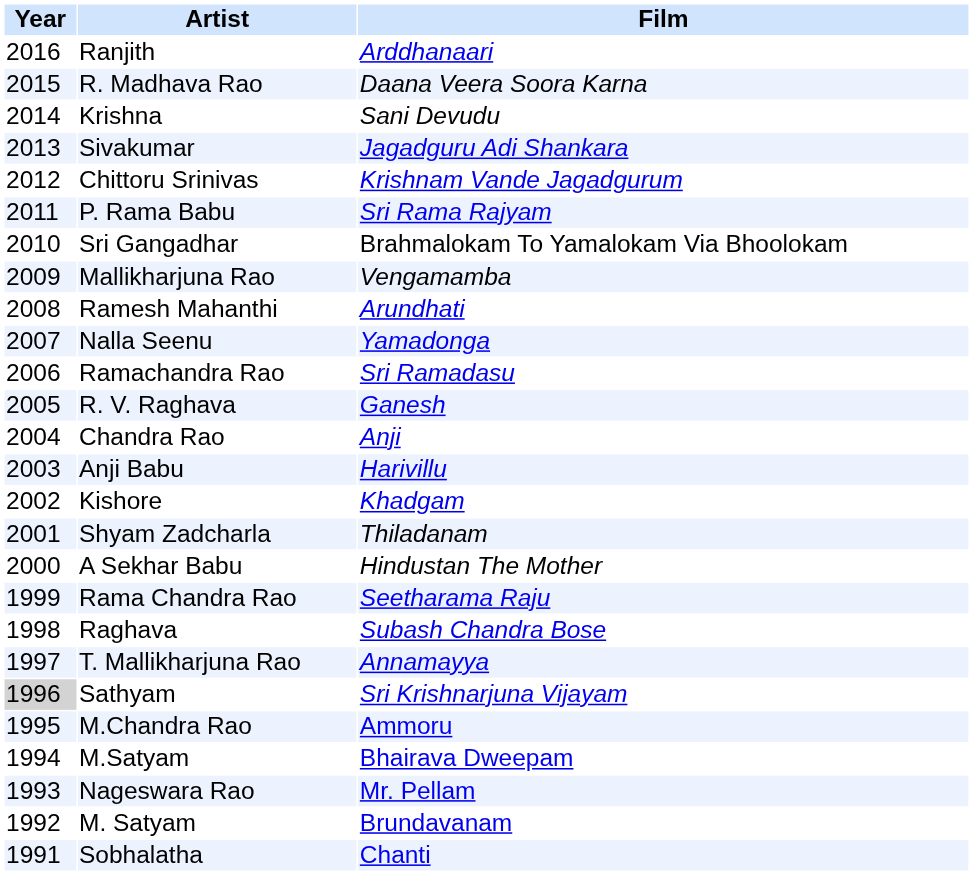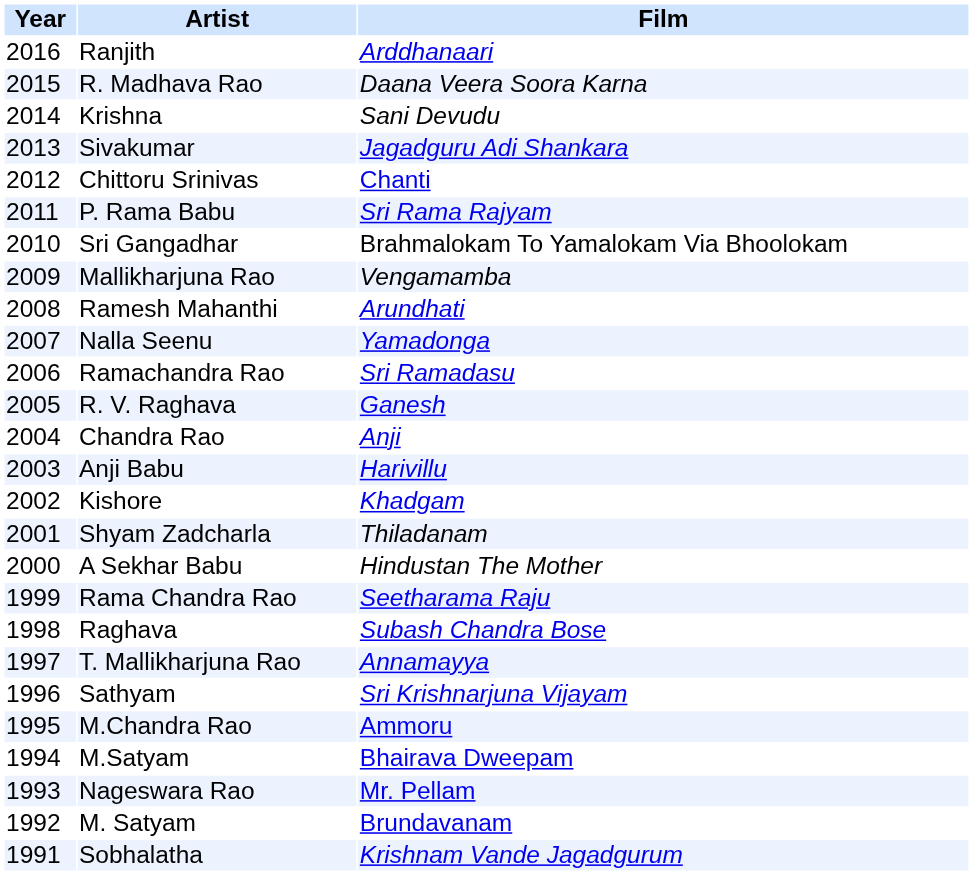(521, 180) Krishnam Vande Jagadgurum -> (395, 180) Chanti
(33, 694) lightgrey background -> (33, 694) no background
(395, 854) Chanti -> (521, 854) Krishnam Vande Jagadgurum
